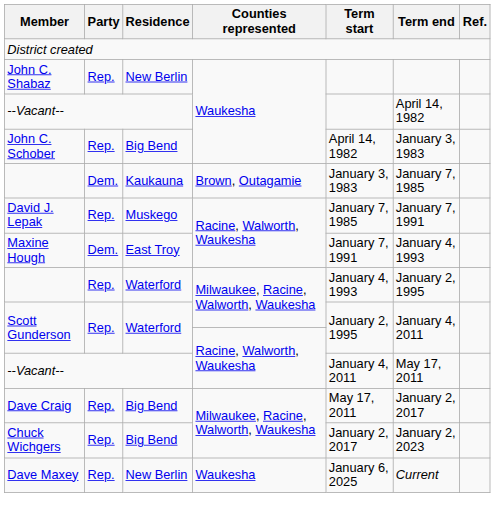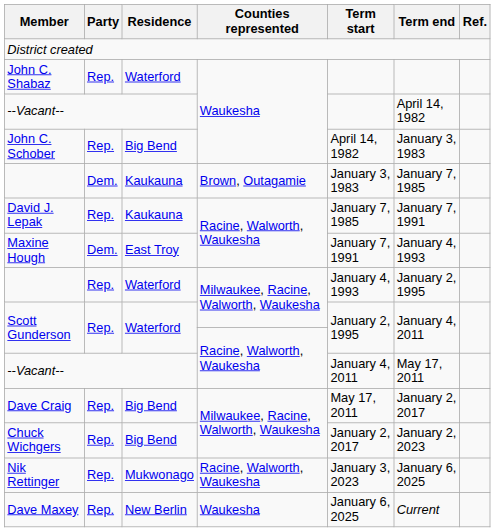(156, 76) New Berlin -> (153, 76) Waterford
(151, 215) Muskego -> (154, 215) Kaukauna
+ row: (33, 475)
